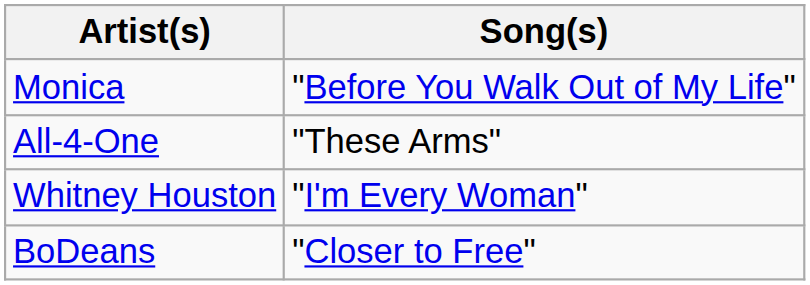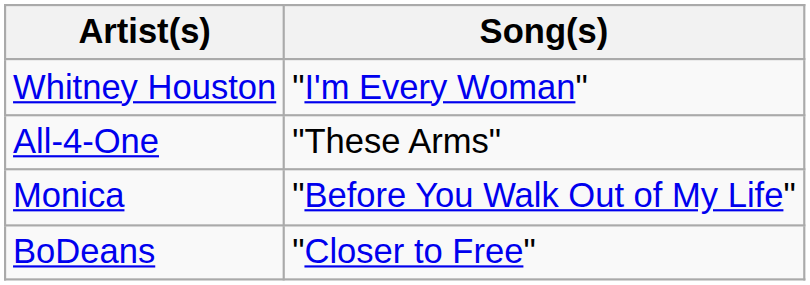rows swapped: (145, 196) <-> (69, 86)
